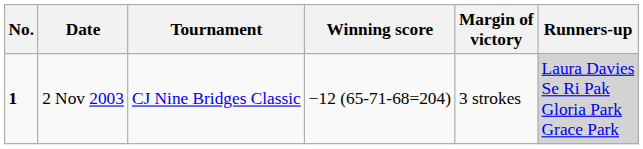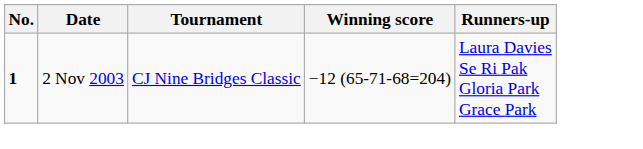- column: (496, 29)
(588, 98) lightgrey background -> (505, 78) no background
